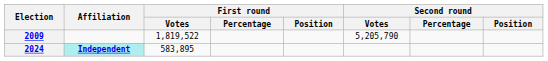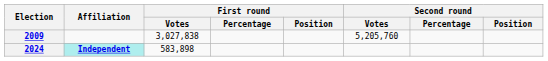(177, 37) 1,819,522 -> (177, 37) 3,027,838
(377, 37) 5,205,790 -> (377, 37) 5,205,760
(177, 50) 583,895 -> (177, 50) 583,898
